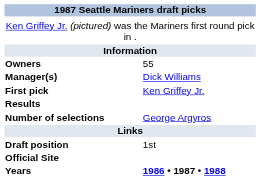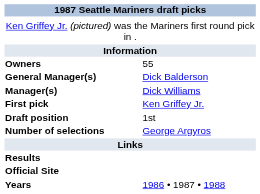+ row: (51, 77)
rows swapped: (37, 144) <-> (23, 104)
(184, 171) bold -> (184, 184) normal
